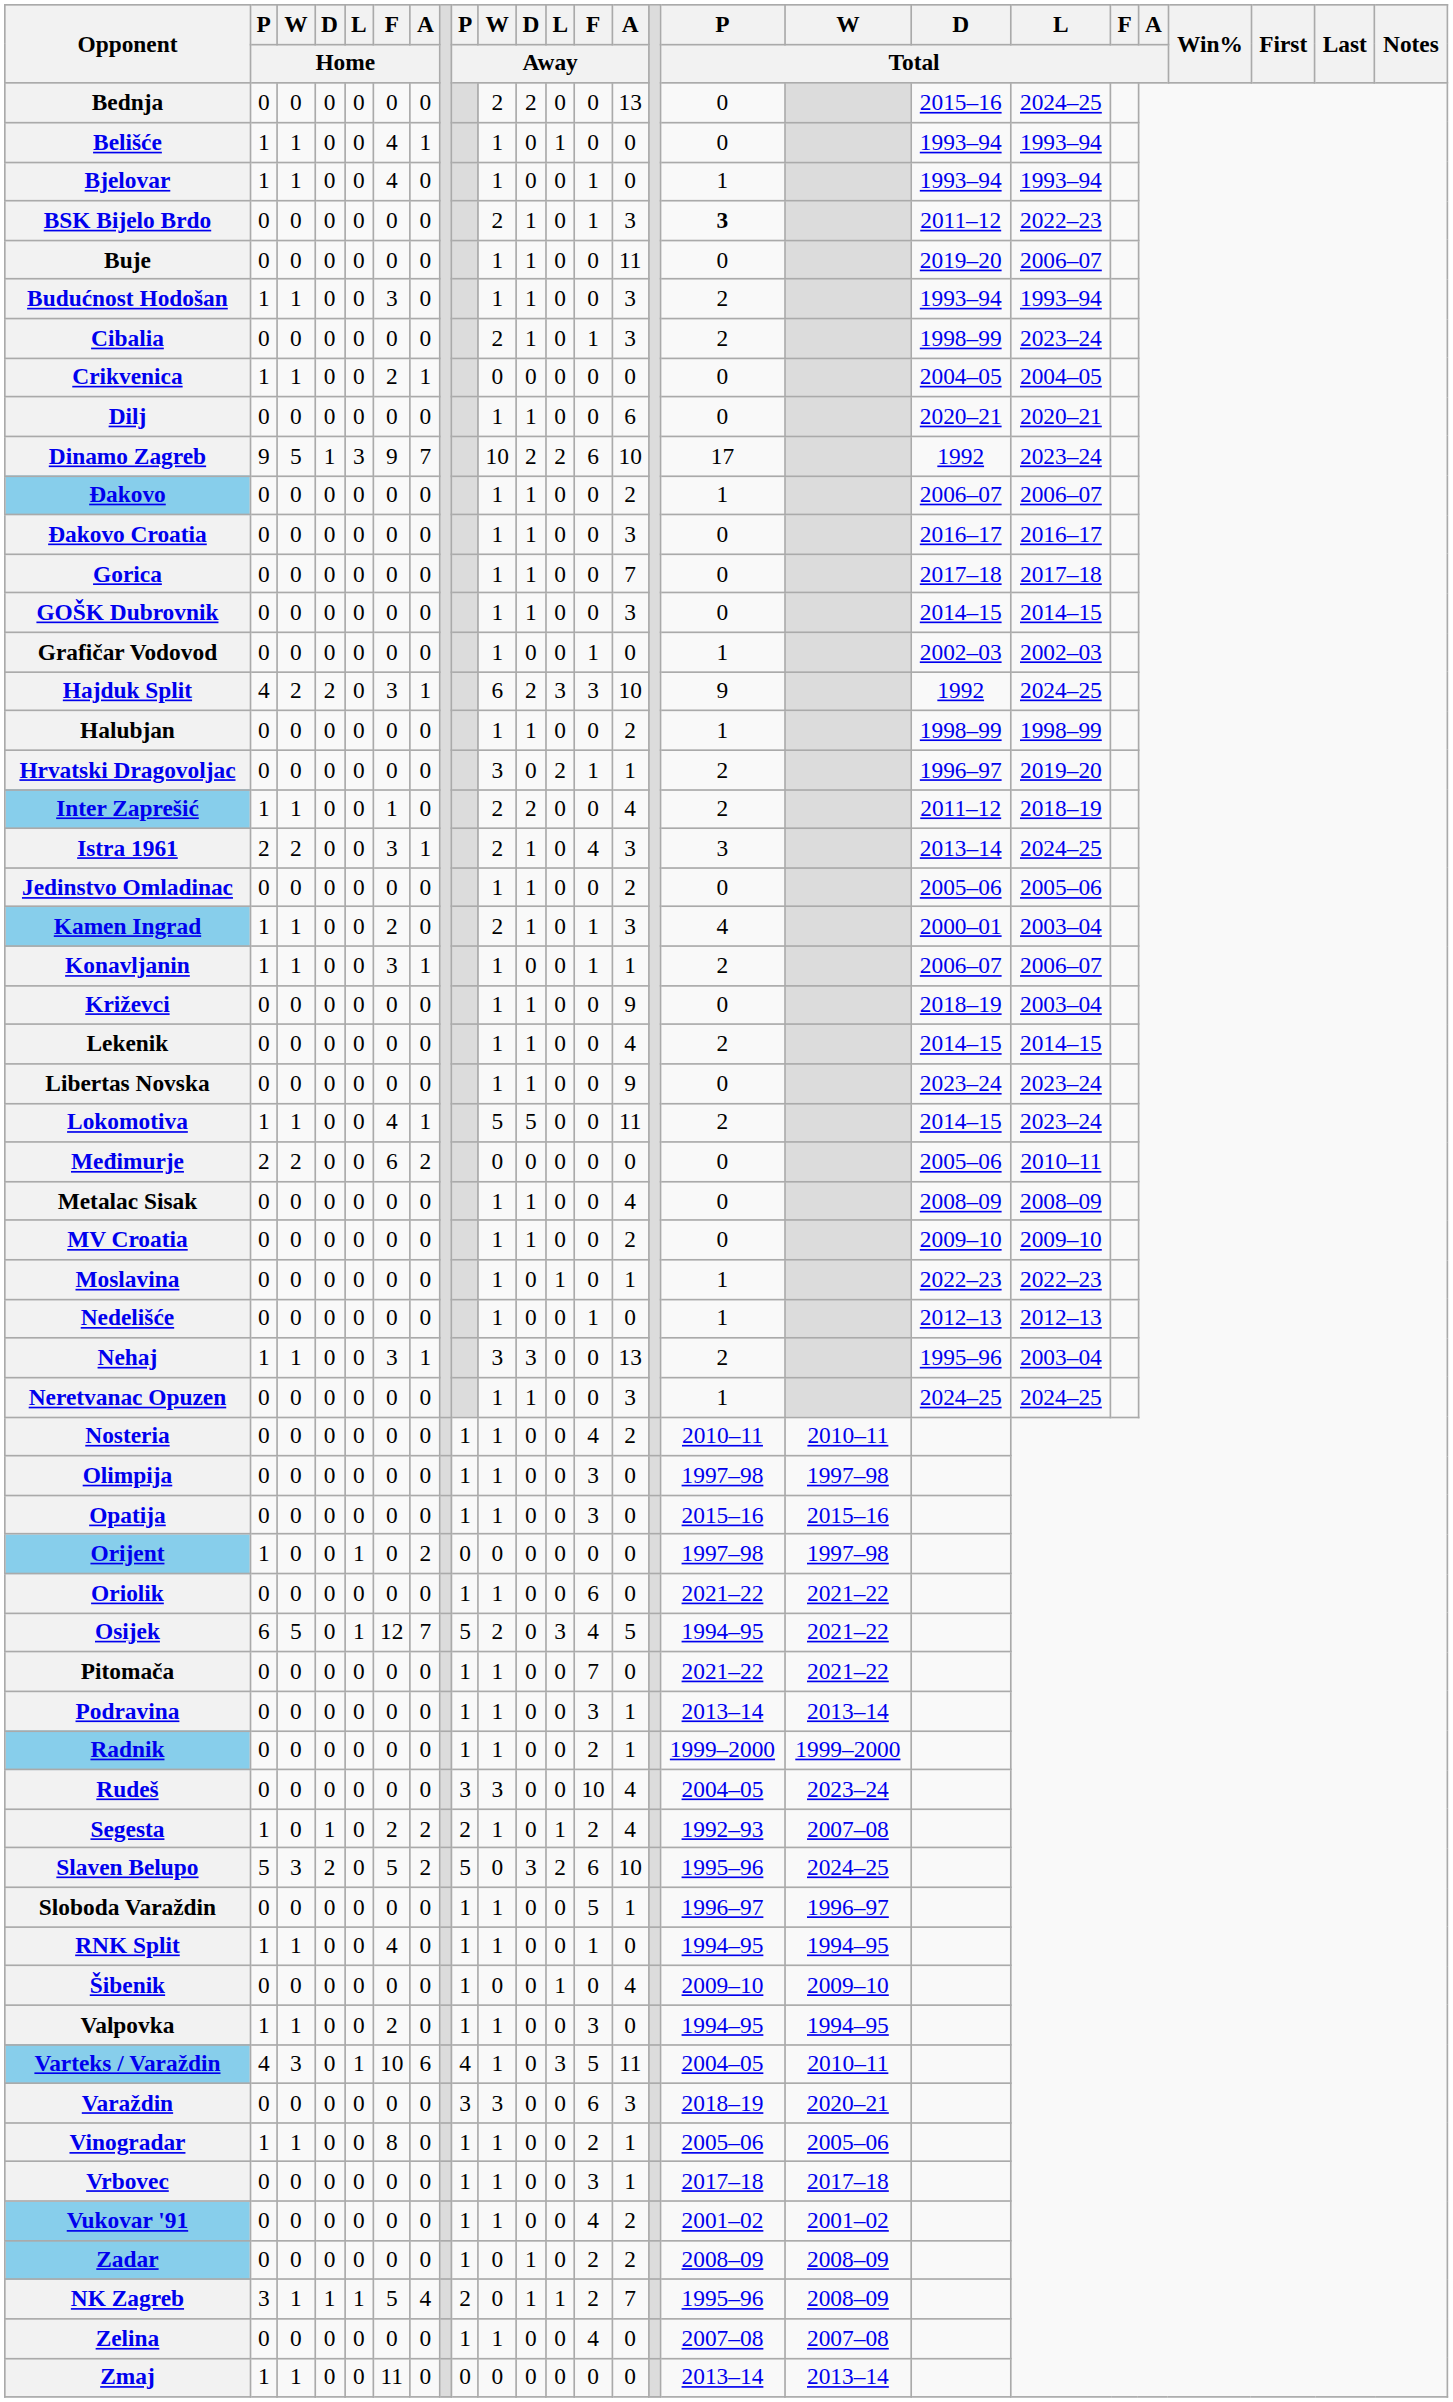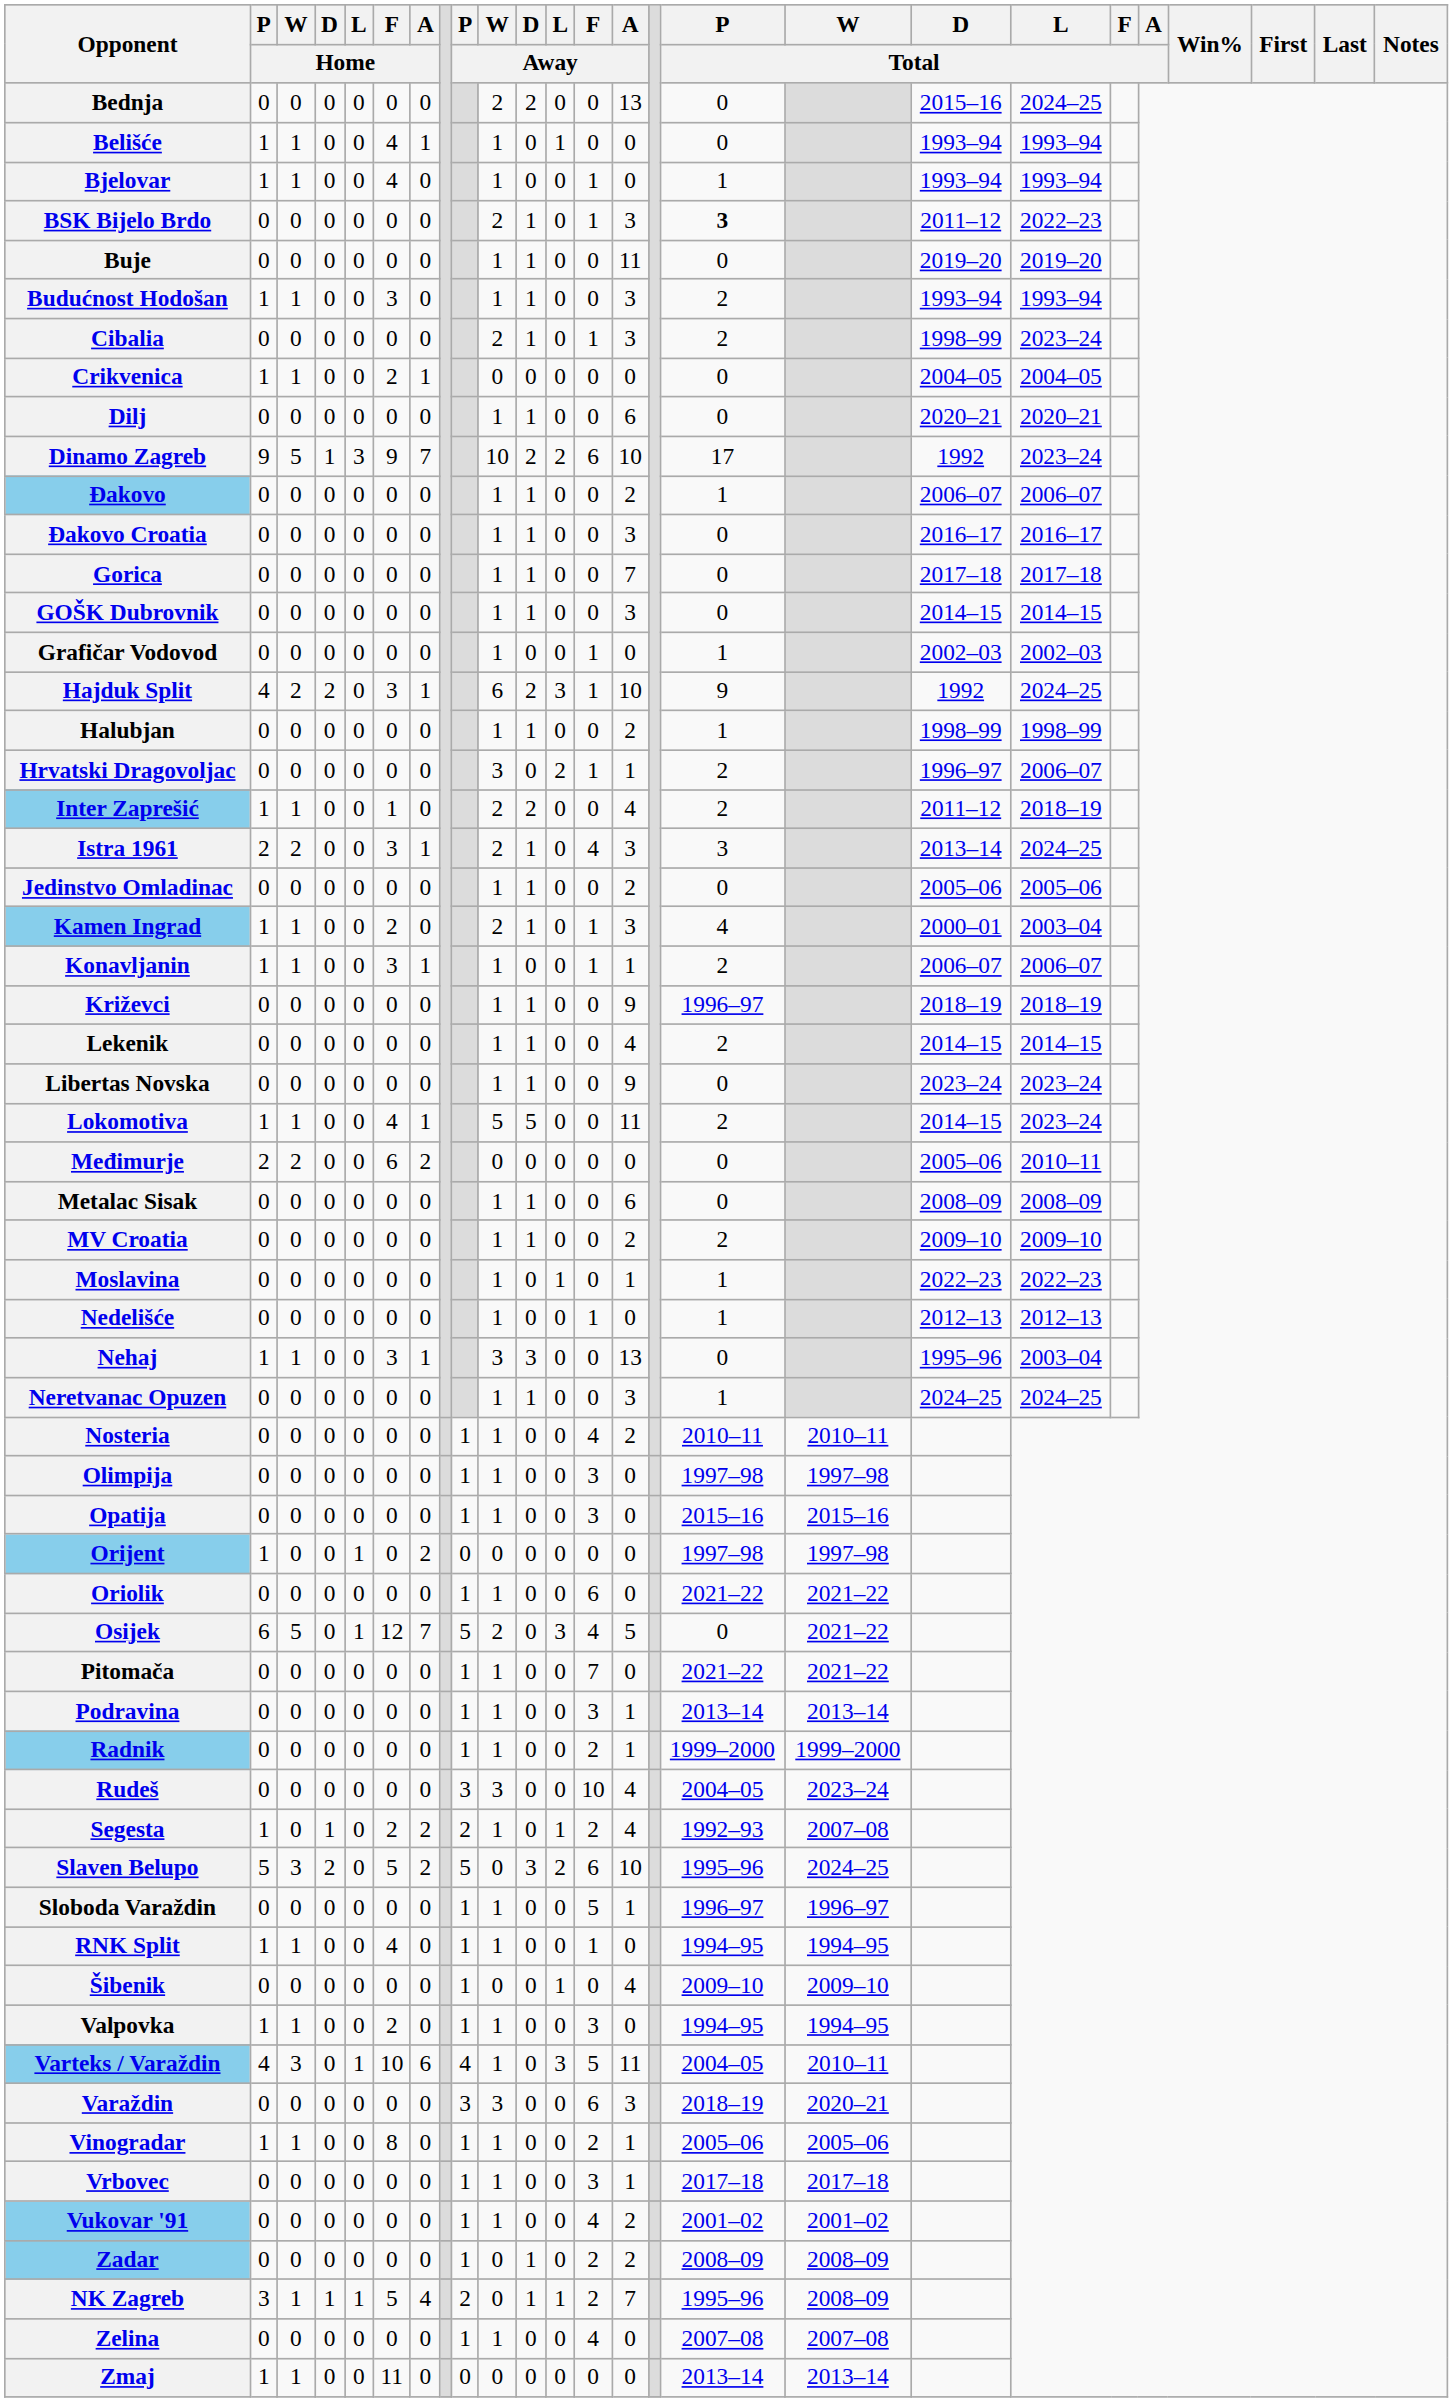(1061, 259) 2006–07 -> (1061, 259) 2019–20
(593, 690) 3 -> (593, 690) 1
(1061, 769) 2019–20 -> (1061, 769) 2006–07
(722, 1004) 0 -> (722, 1004) 1996–97
(1061, 1004) 2003–04 -> (1061, 1004) 2018–19
(630, 1200) 4 -> (630, 1200) 6
(722, 1239) 0 -> (722, 1239) 2
(722, 1357) 2 -> (722, 1357) 0
(722, 1632) 1994–95 -> (722, 1632) 0
